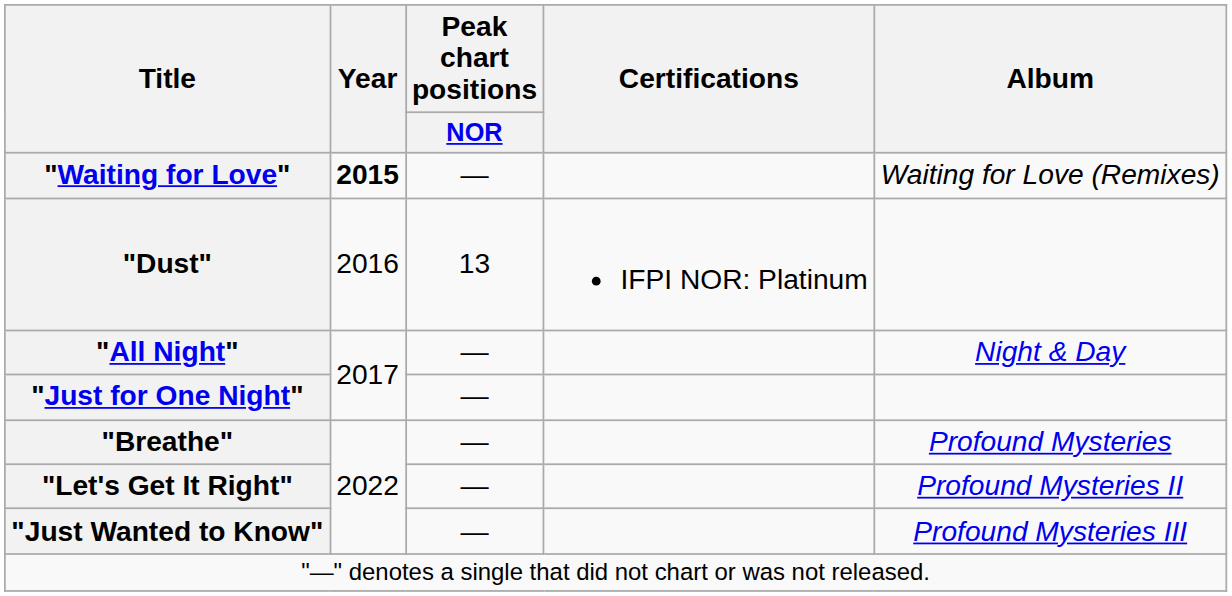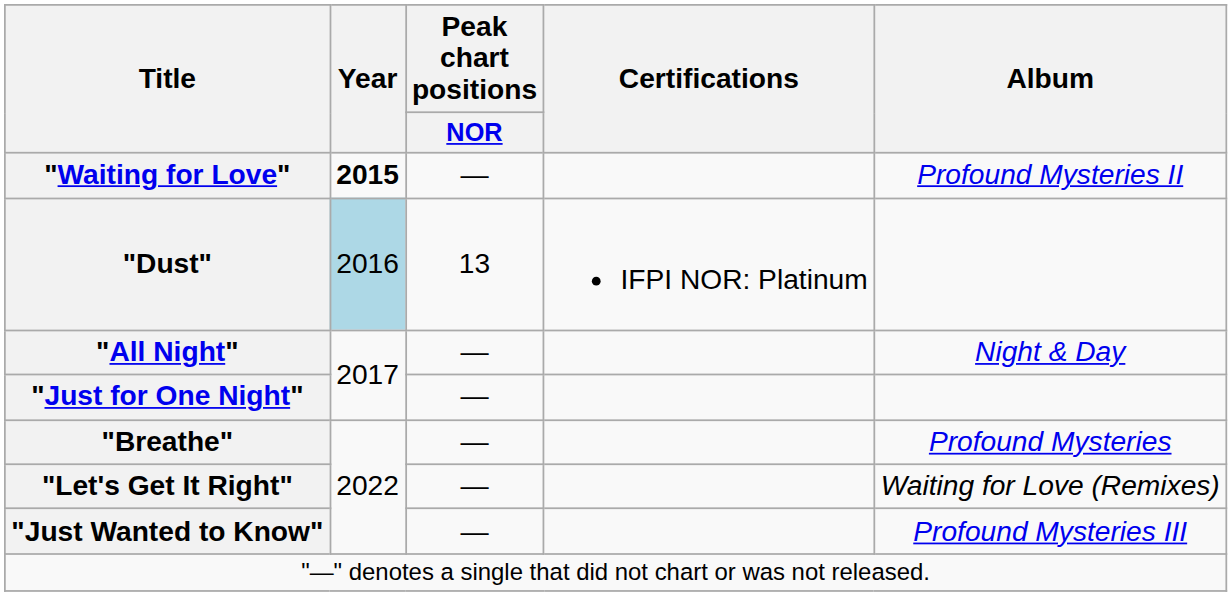(1050, 174) Waiting for Love (Remixes) -> (1050, 174) Profound Mysteries II
(368, 263) no background -> (368, 263) lightblue background
(1050, 486) Profound Mysteries II -> (1050, 486) Waiting for Love (Remixes)
